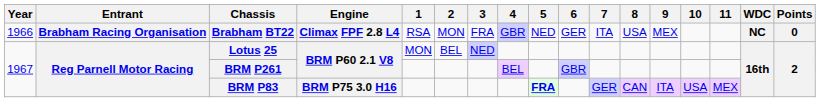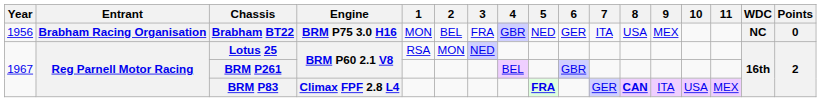(20, 32) 1966 -> (20, 32) 1956
(349, 32) Climax FPF 2.8 L4 -> (349, 32) BRM P75 3.0 H16
(418, 32) RSA -> (418, 32) MON
(451, 32) MON -> (451, 32) BEL
(418, 51) MON -> (418, 51) RSA
(451, 51) BEL -> (451, 51) MON
(349, 88) BRM P75 3.0 H16 -> (349, 88) Climax FPF 2.8 L4
(635, 88) normal -> (635, 88) bold
